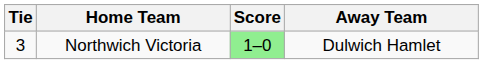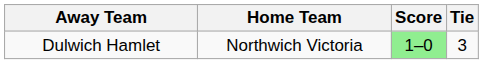columns swapped: (21, 17) <-> (381, 17)
